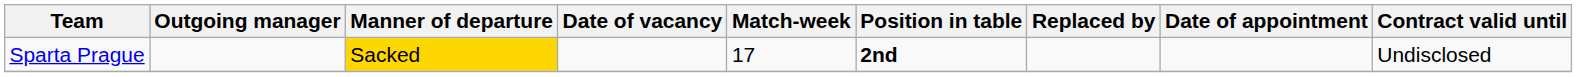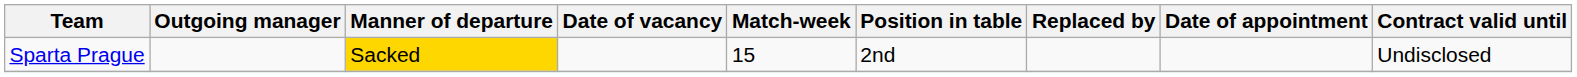(744, 54) 17 -> (744, 54) 15
(879, 54) bold -> (878, 54) normal
